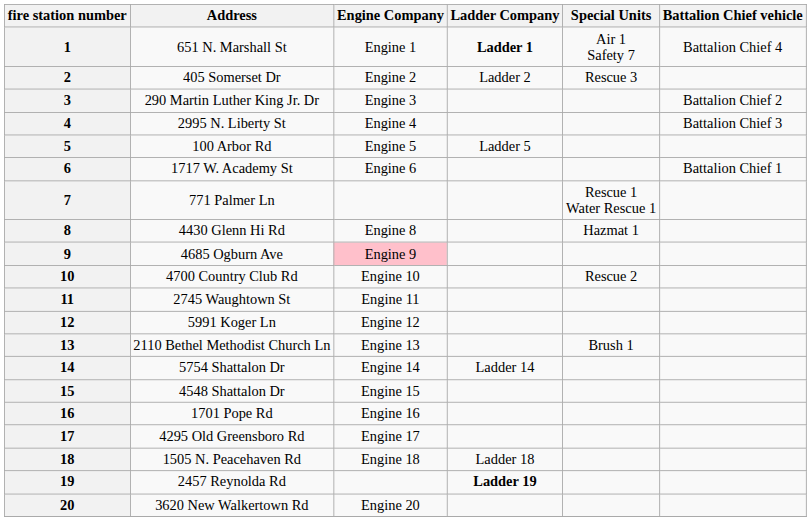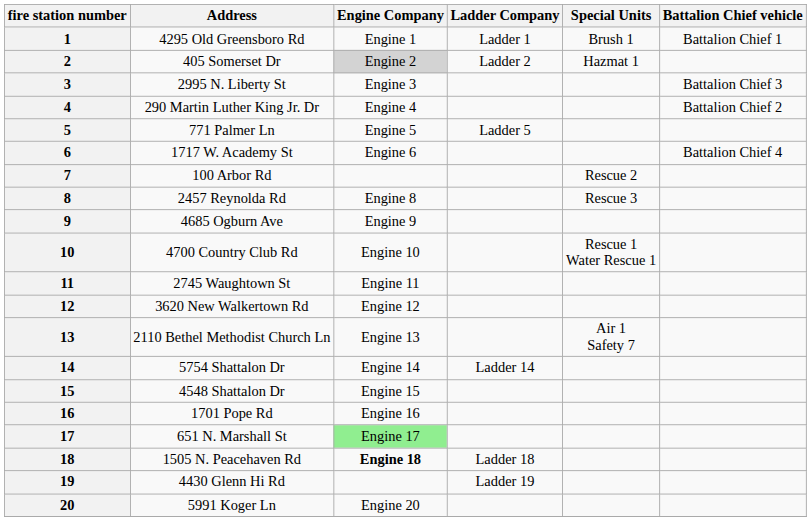(232, 46) 651 N. Marshall St -> (232, 38) 4295 Old Greensboro Rd
(505, 46) bold -> (505, 38) normal
(611, 46) Air 1 Safety 7 -> (611, 38) Brush 1
(733, 46) Battalion Chief 4 -> (733, 38) Battalion Chief 1
(390, 77) no background -> (390, 61) lightgrey background
(611, 77) Rescue 3 -> (611, 61) Hazmat 1
(232, 100) 290 Martin Luther King Jr. Dr -> (232, 84) 2995 N. Liberty St
(733, 100) Battalion Chief 2 -> (733, 84) Battalion Chief 3
(232, 123) 2995 N. Liberty St -> (232, 107) 290 Martin Luther King Jr. Dr
(733, 123) Battalion Chief 3 -> (733, 107) Battalion Chief 2
(232, 146) 100 Arbor Rd -> (232, 130) 771 Palmer Ln
(733, 169) Battalion Chief 1 -> (733, 152) Battalion Chief 4
(232, 200) 771 Palmer Ln -> (232, 175) 100 Arbor Rd
(611, 200) Rescue 1 Water Rescue 1 -> (611, 175) Rescue 2
(232, 231) 4430 Glenn Hi Rd -> (232, 198) 2457 Reynolda Rd
(611, 231) Hazmat 1 -> (611, 198) Rescue 3
(390, 253) pink background -> (390, 221) no background
(611, 276) Rescue 2 -> (611, 252) Rescue 1 Water Rescue 1
(232, 322) 5991 Koger Ln -> (232, 306) 3620 New Walkertown Rd
(611, 345) Brush 1 -> (611, 337) Air 1 Safety 7
(232, 436) 4295 Old Greensboro Rd -> (232, 436) 651 N. Marshall St
(390, 436) no background -> (390, 436) lightgreen background
(390, 459) normal -> (390, 459) bold
(232, 482) 2457 Reynolda Rd -> (232, 482) 4430 Glenn Hi Rd
(505, 482) bold -> (505, 482) normal
(232, 505) 3620 New Walkertown Rd -> (232, 505) 5991 Koger Ln
